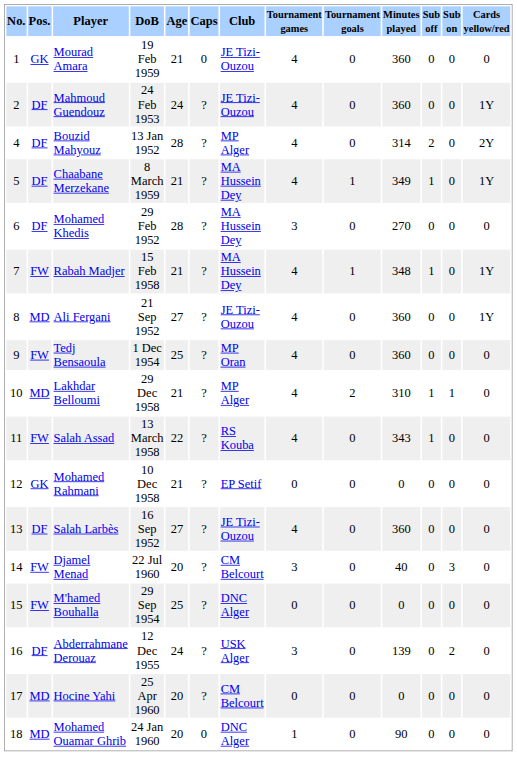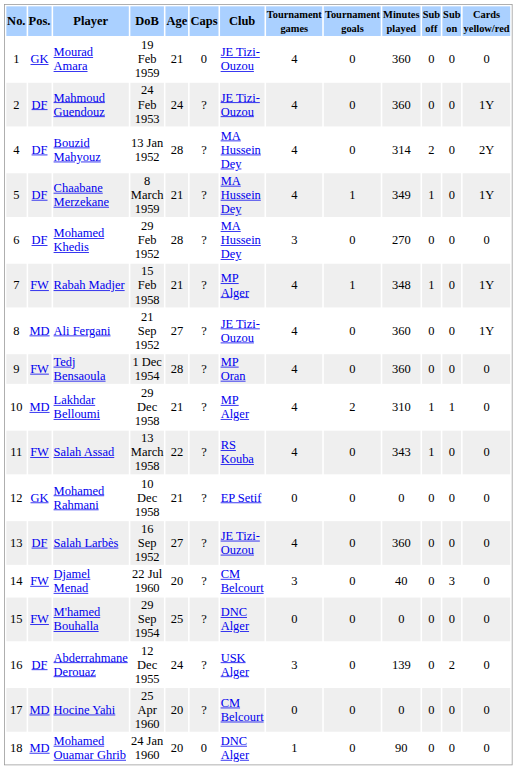(235, 142) MP Alger -> (241, 149) MA Hussein Dey
(241, 271) MA Hussein Dey -> (235, 285) MP Alger
(177, 355) 25 -> (177, 369) 28
